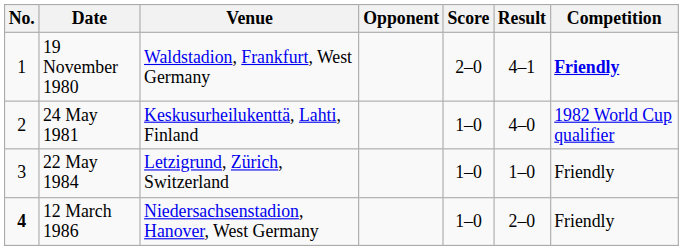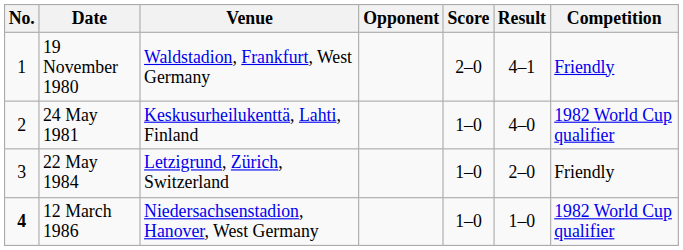(587, 66) bold -> (584, 66) normal
(522, 173) 1–0 -> (522, 173) 2–0
(522, 221) 2–0 -> (522, 221) 1–0
(584, 221) Friendly -> (613, 221) 1982 World Cup qualifier
